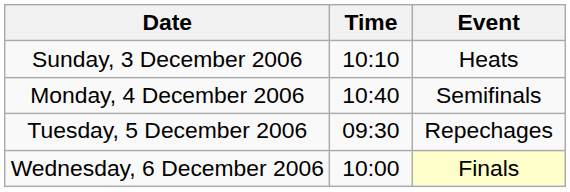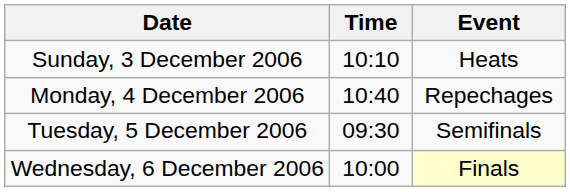(489, 95) Semifinals -> (489, 95) Repechages
(489, 131) Repechages -> (489, 131) Semifinals
